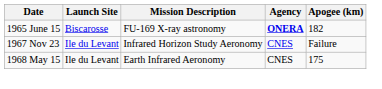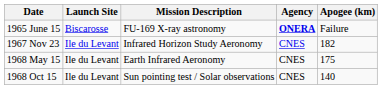(316, 28) 182 -> (334, 28) Failure
(323, 44) Failure -> (328, 44) 182
+ row: (32, 76)
